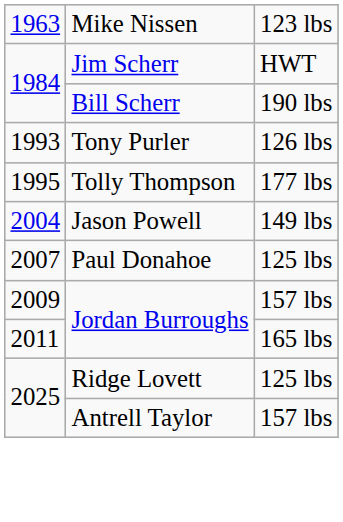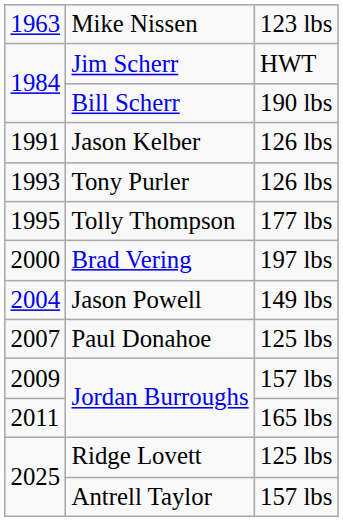+ row: (35, 142)
+ row: (35, 260)
